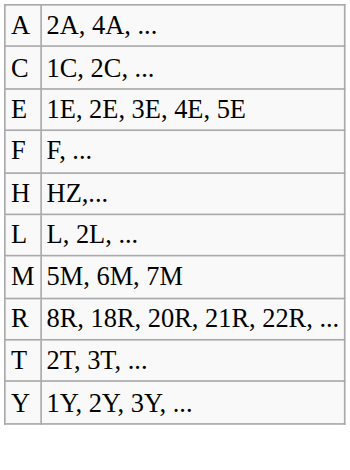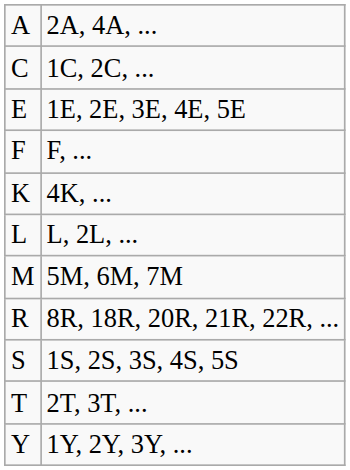- row: (77, 192)
+ row: (79, 192)
+ row: (143, 360)
